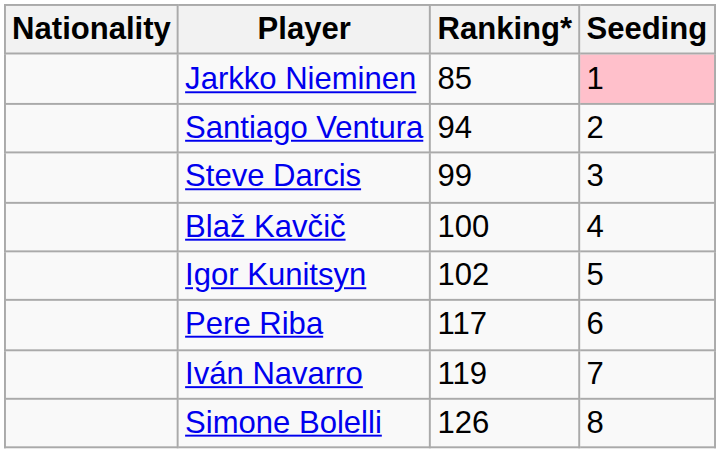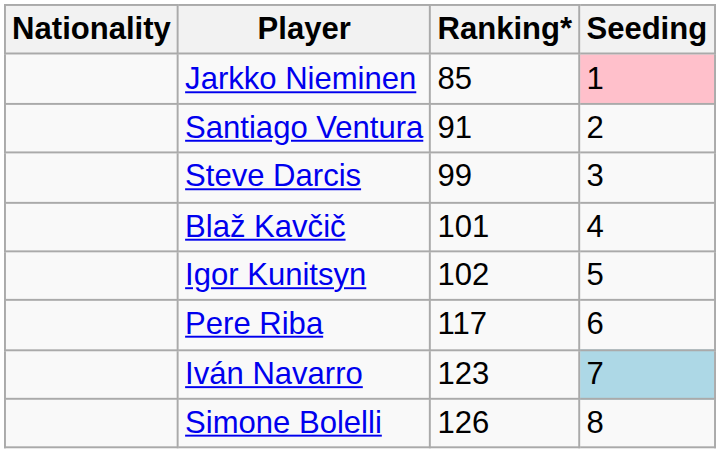(455, 127) 94 -> (455, 127) 91
(463, 226) 100 -> (463, 226) 101
(462, 373) 119 -> (463, 373) 123
(595, 373) no background -> (595, 373) lightblue background
